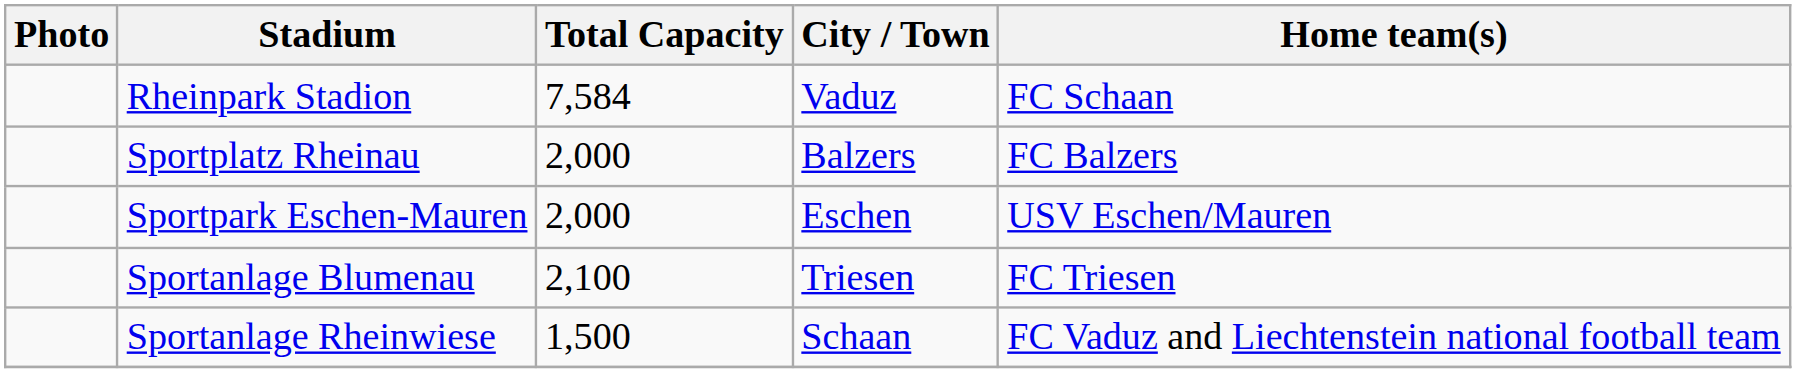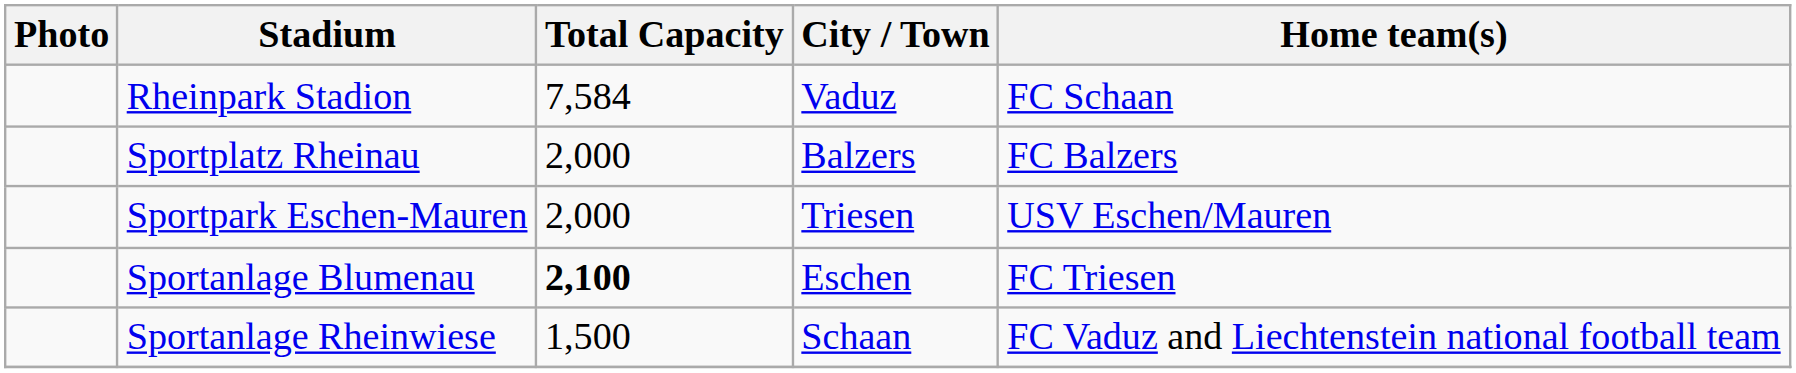(856, 215) Eschen -> (858, 215) Triesen
(588, 276) normal -> (588, 276) bold
(858, 276) Triesen -> (856, 276) Eschen
